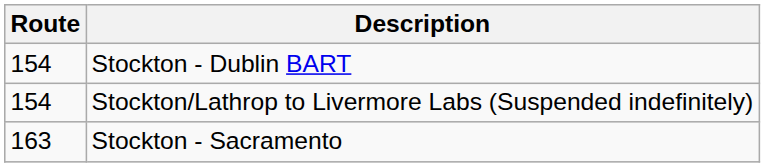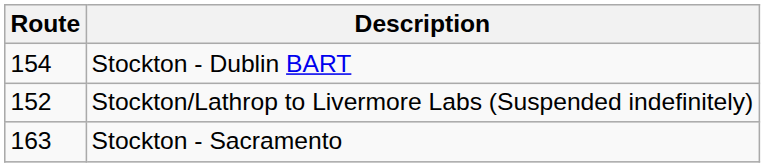(31, 102) 154 -> (31, 102) 152
